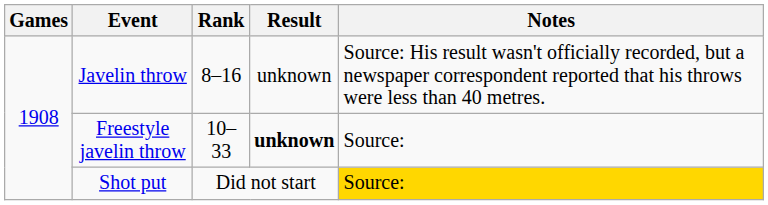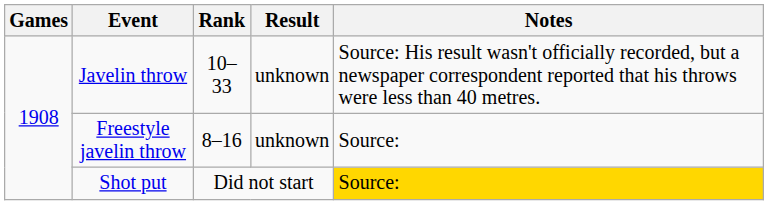(221, 74) 8–16 -> (222, 74) 10–33
(221, 140) 10–33 -> (222, 140) 8–16
(294, 140) bold -> (292, 140) normal
